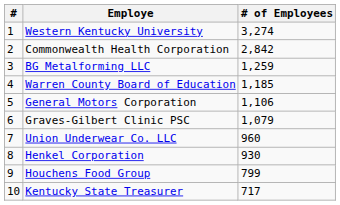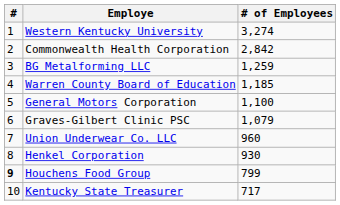(257, 102) 1,106 -> (257, 102) 1,100
(10, 173) normal -> (10, 173) bold
